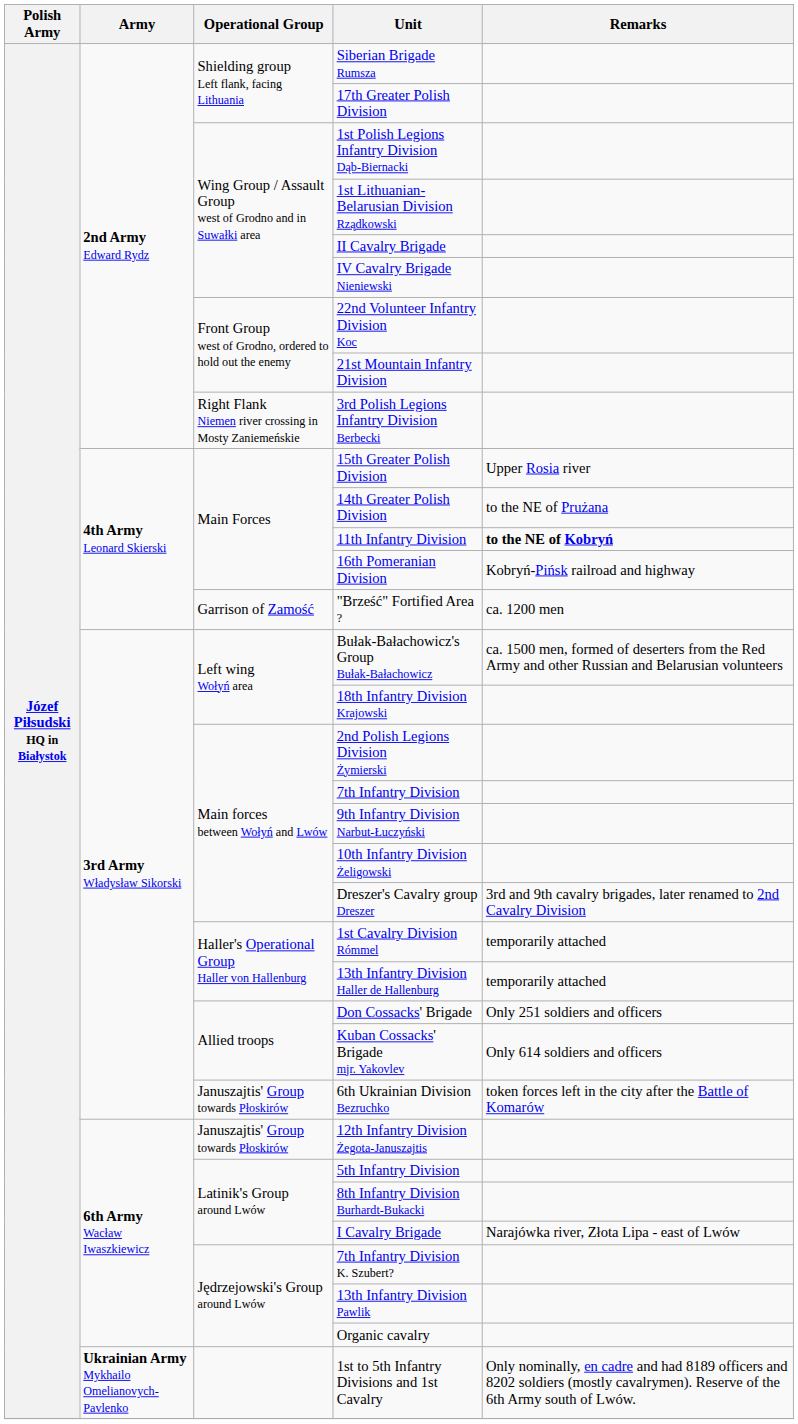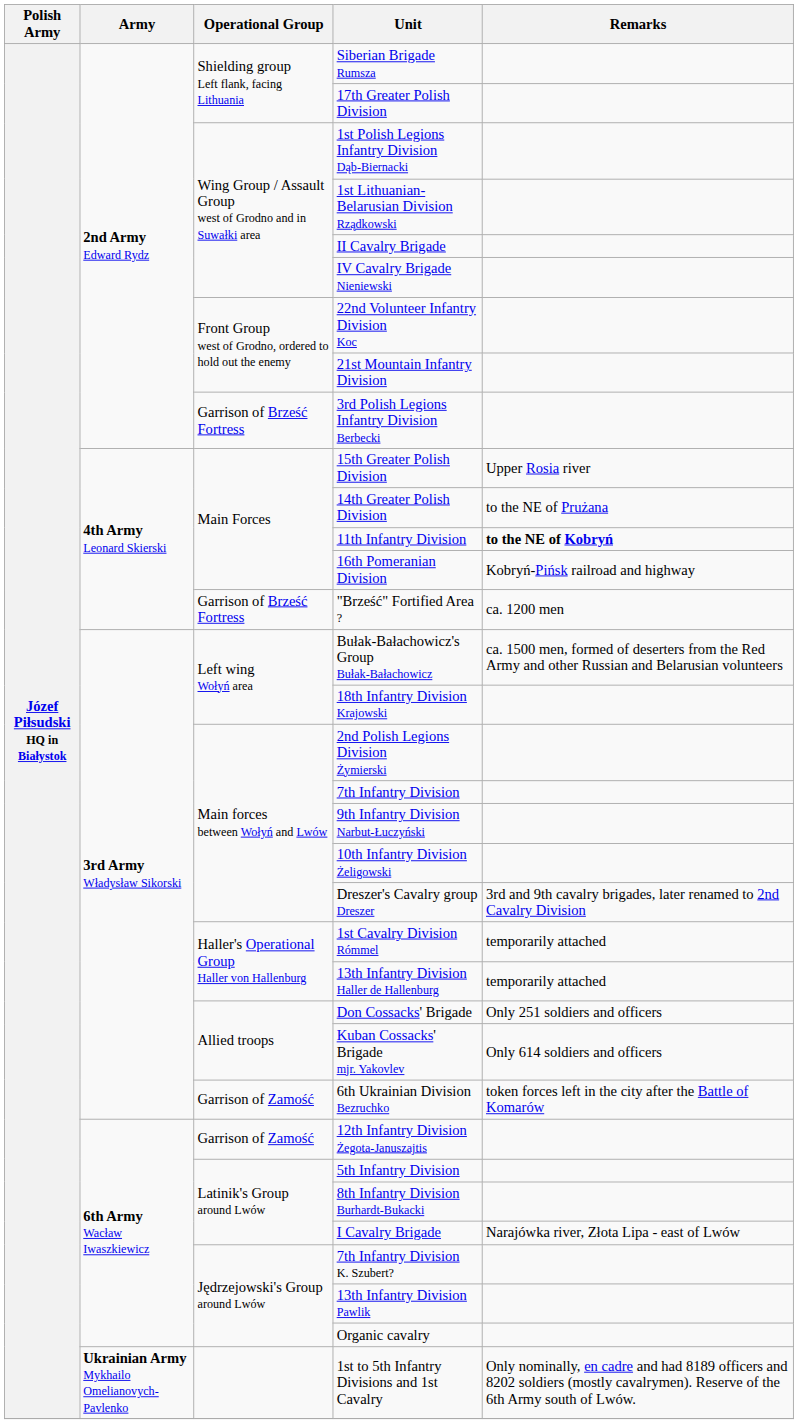(258, 420) Right Flank Niemen river crossing in Mosty Zaniemeńskie -> (253, 420) Garrison of Brześć Fortress
(256, 609) Garrison of Zamość -> (253, 609) Garrison of Brześć Fortress
(251, 1099) Januszajtis' Group towards Płoskirów -> (256, 1099) Garrison of Zamość
(251, 1139) Januszajtis' Group towards Płoskirów -> (256, 1139) Garrison of Zamość
